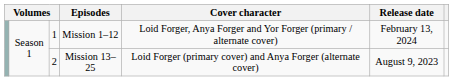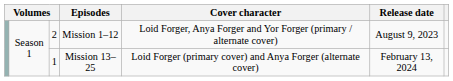(54, 34) 1 -> (54, 34) 2
(407, 34) February 13, 2024 -> (407, 34) August 9, 2023
(54, 62) 2 -> (54, 62) 1
(407, 62) August 9, 2023 -> (407, 62) February 13, 2024
